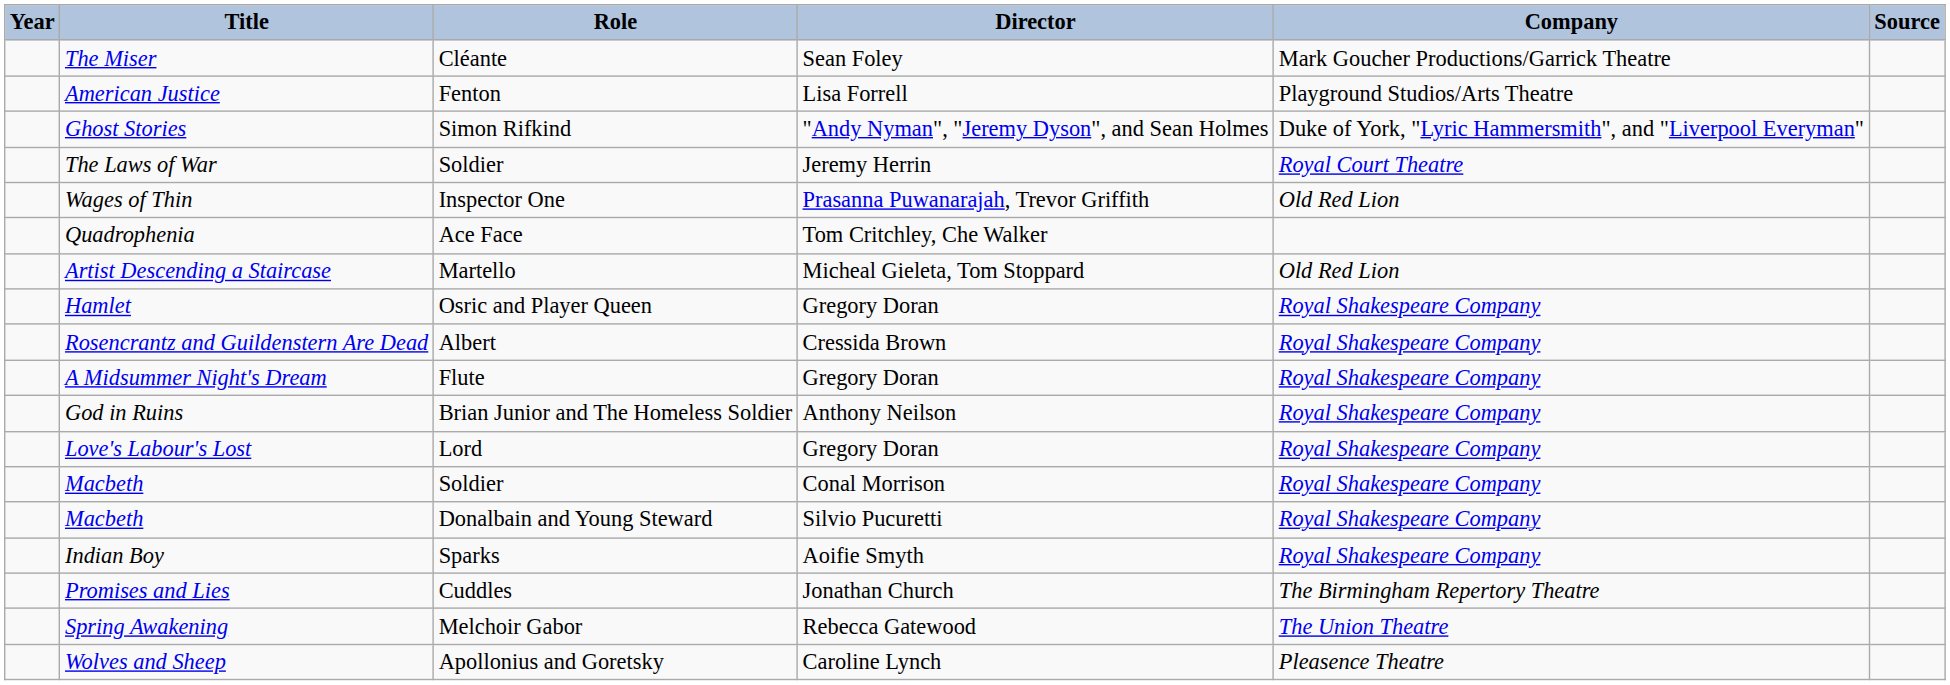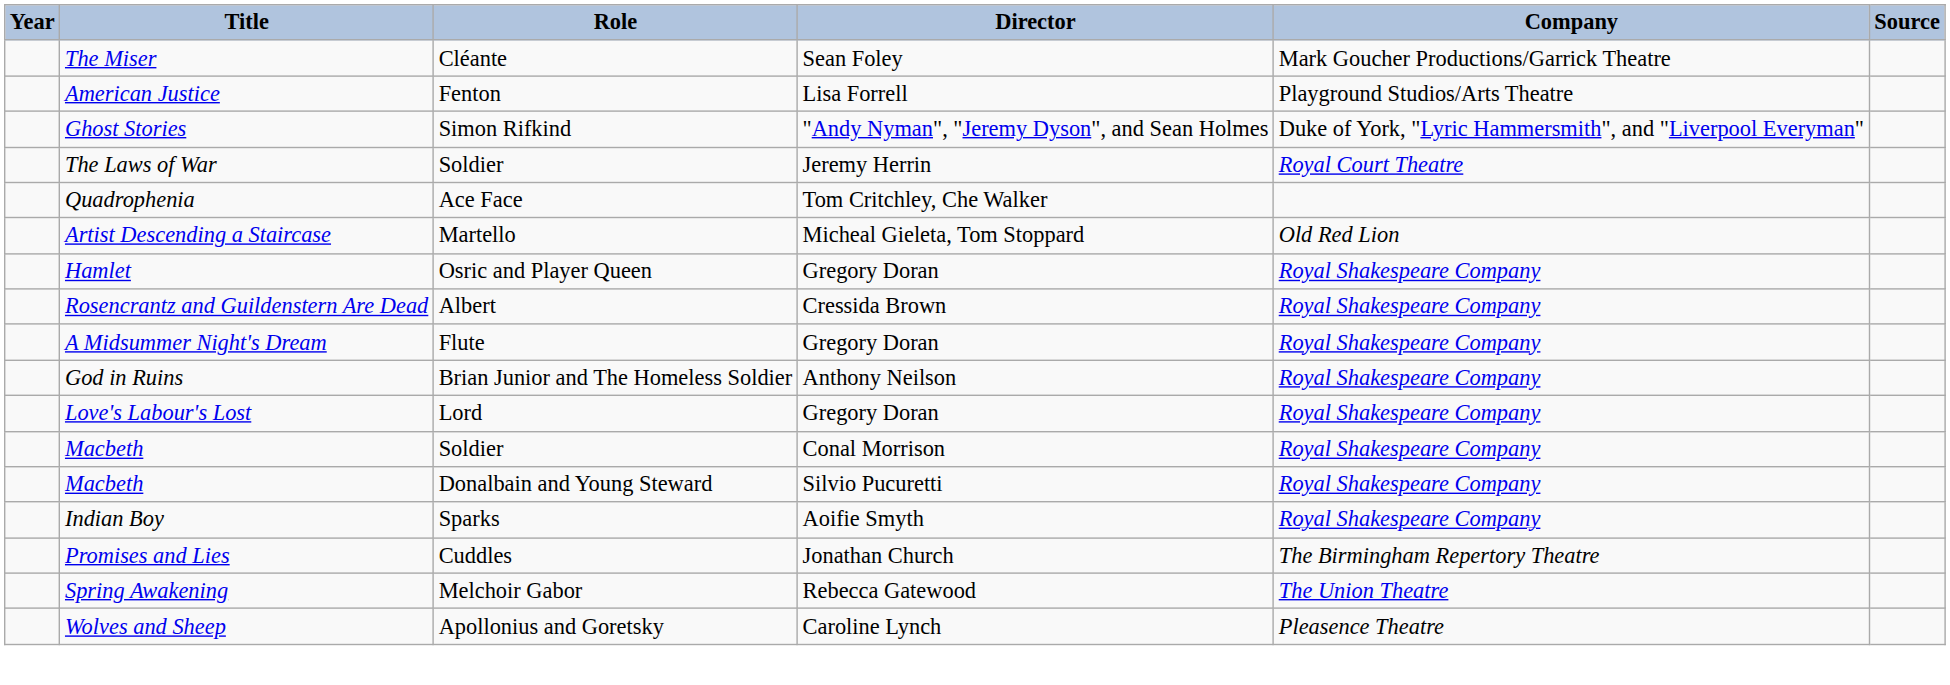- row: (129, 199)
